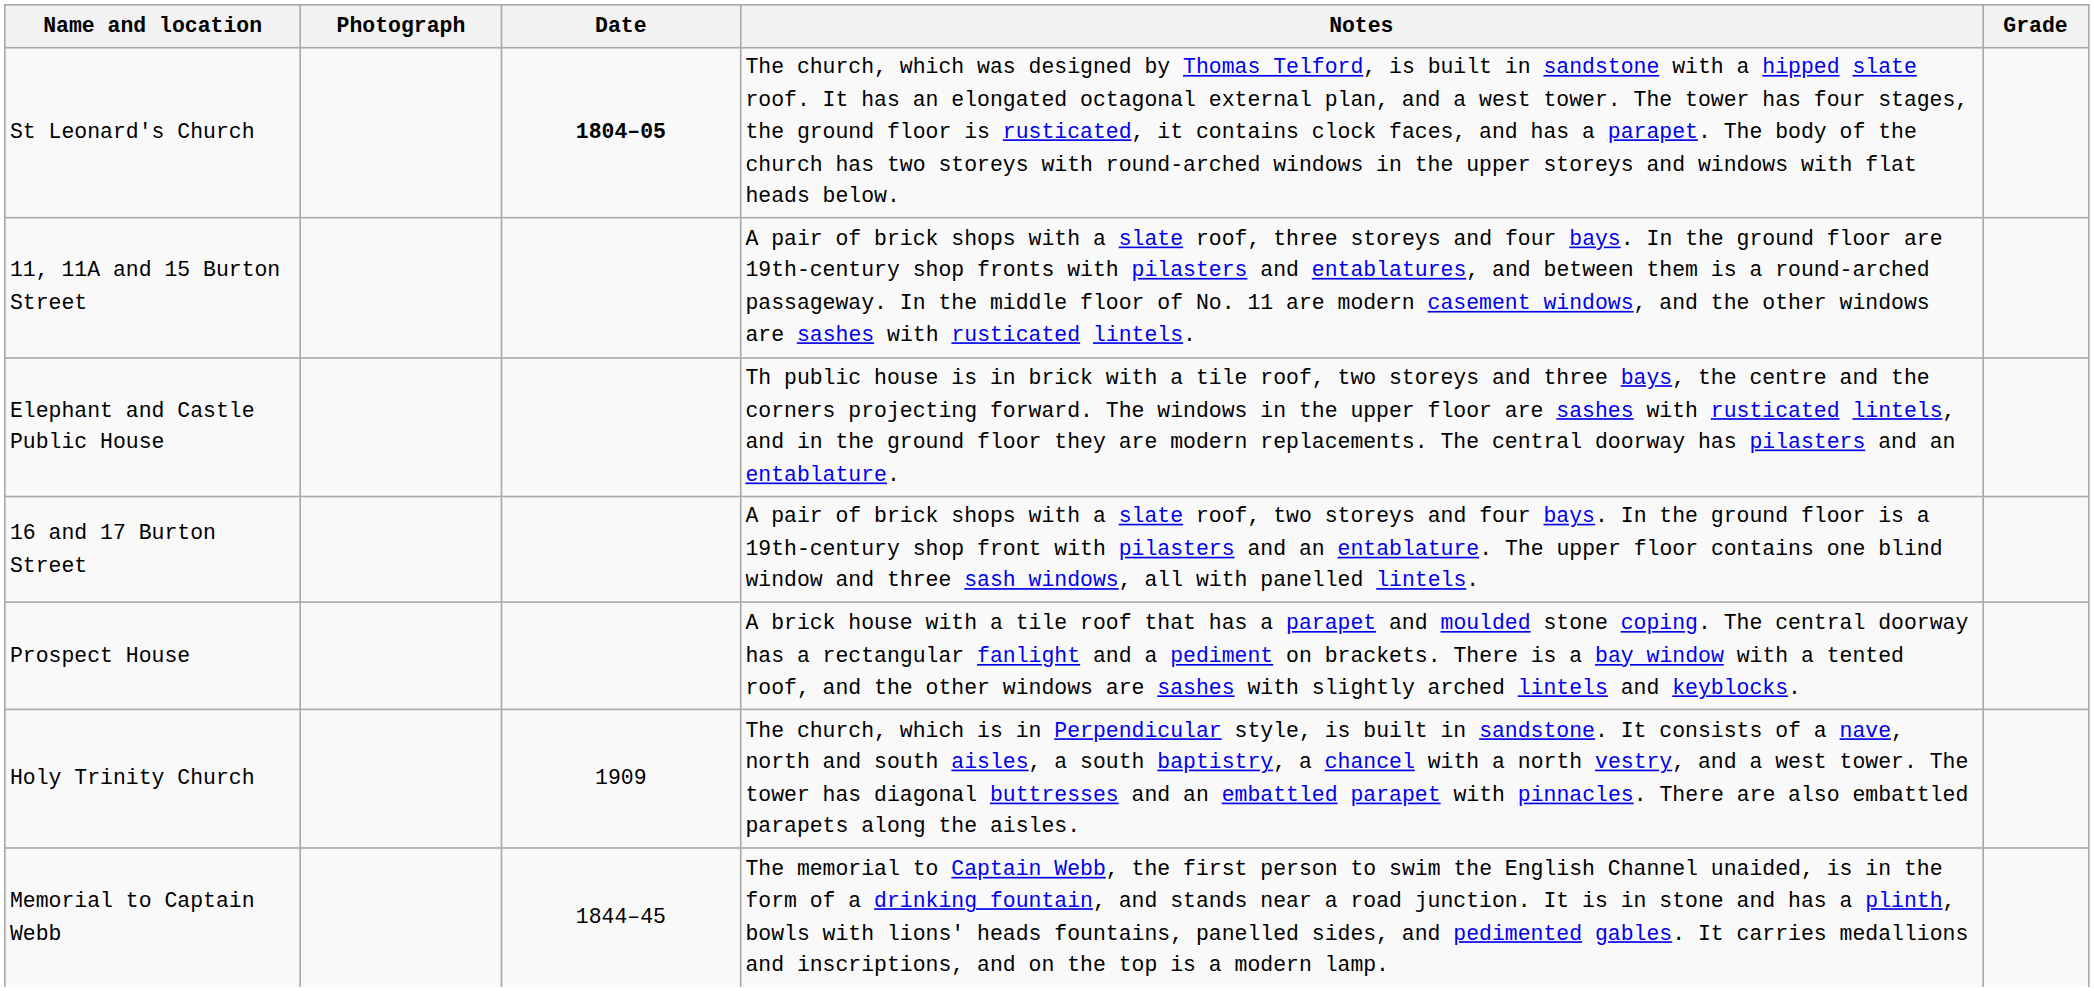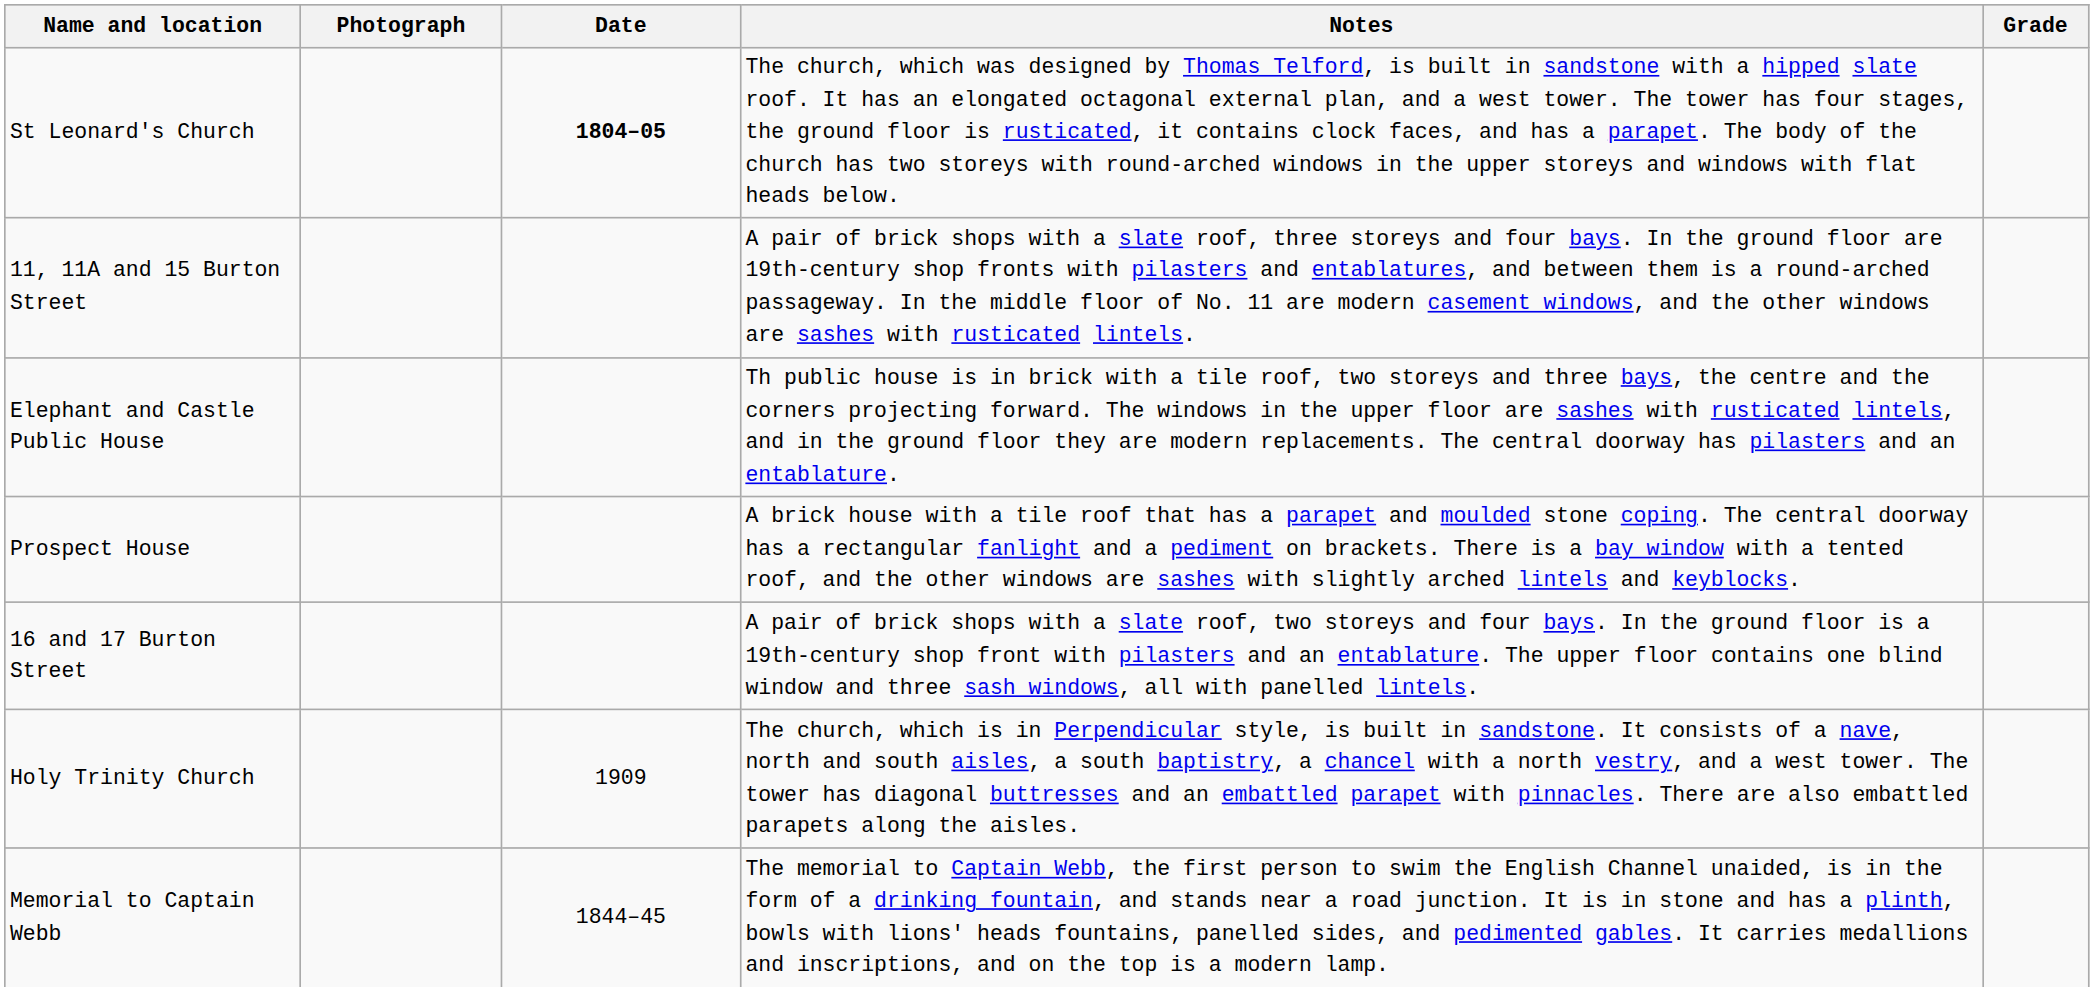rows swapped: (100, 656) <-> (113, 549)
